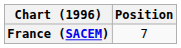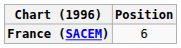(144, 34) 7 -> (144, 34) 6
